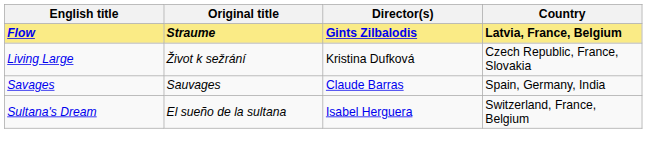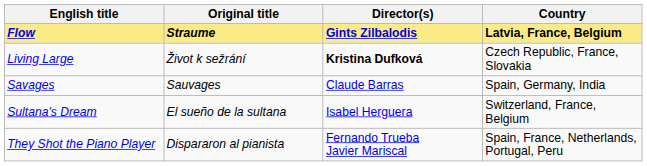(370, 59) normal -> (374, 59) bold
+ row: (81, 144)
